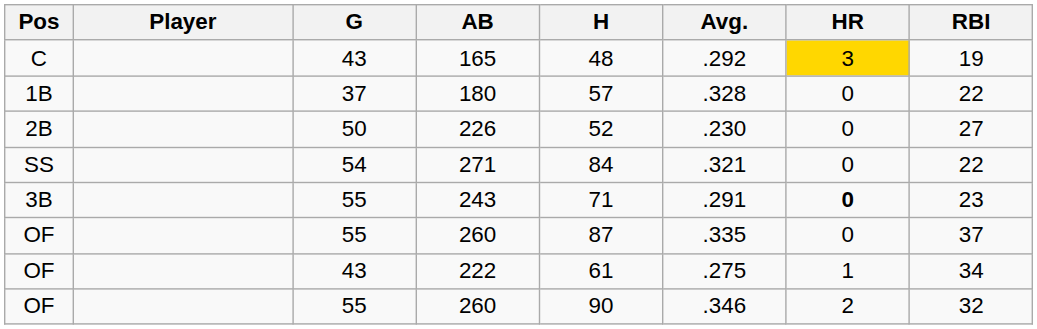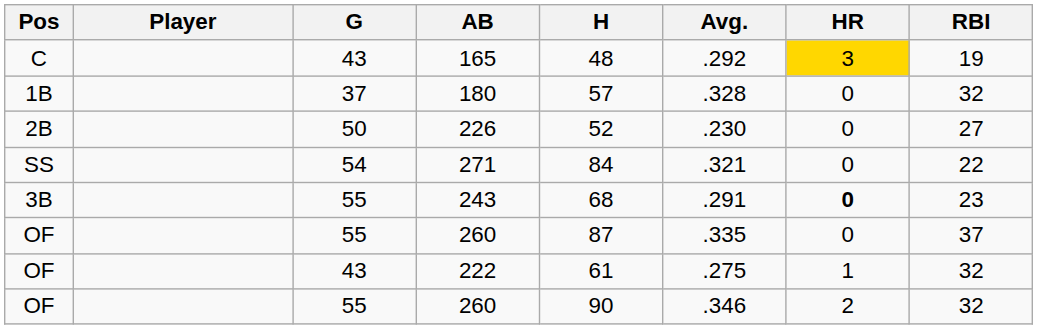(971, 93) 22 -> (971, 93) 32
(601, 199) 71 -> (601, 199) 68
(971, 270) 34 -> (971, 270) 32
